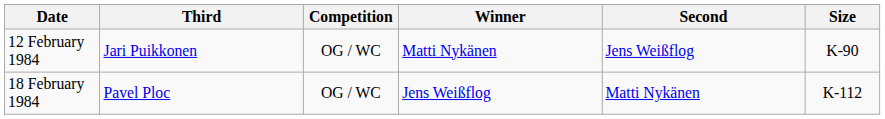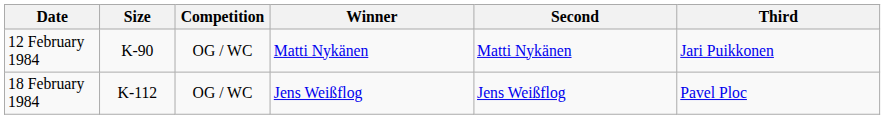columns swapped: (842, 16) <-> (202, 16)
(650, 50) Jens Weißflog -> (524, 50) Matti Nykänen
(653, 93) Matti Nykänen -> (521, 93) Jens Weißflog
